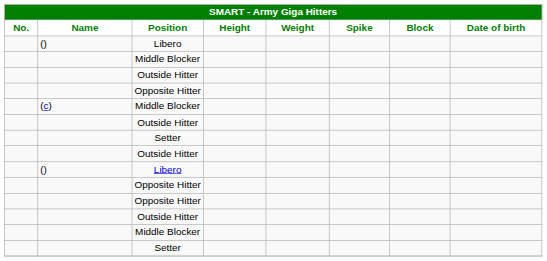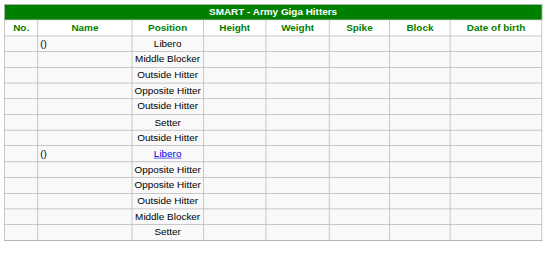- row: (46, 106)
